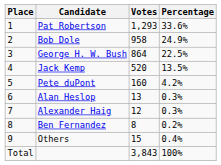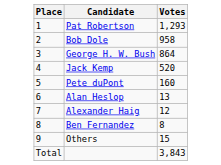- column: (188, 11)
